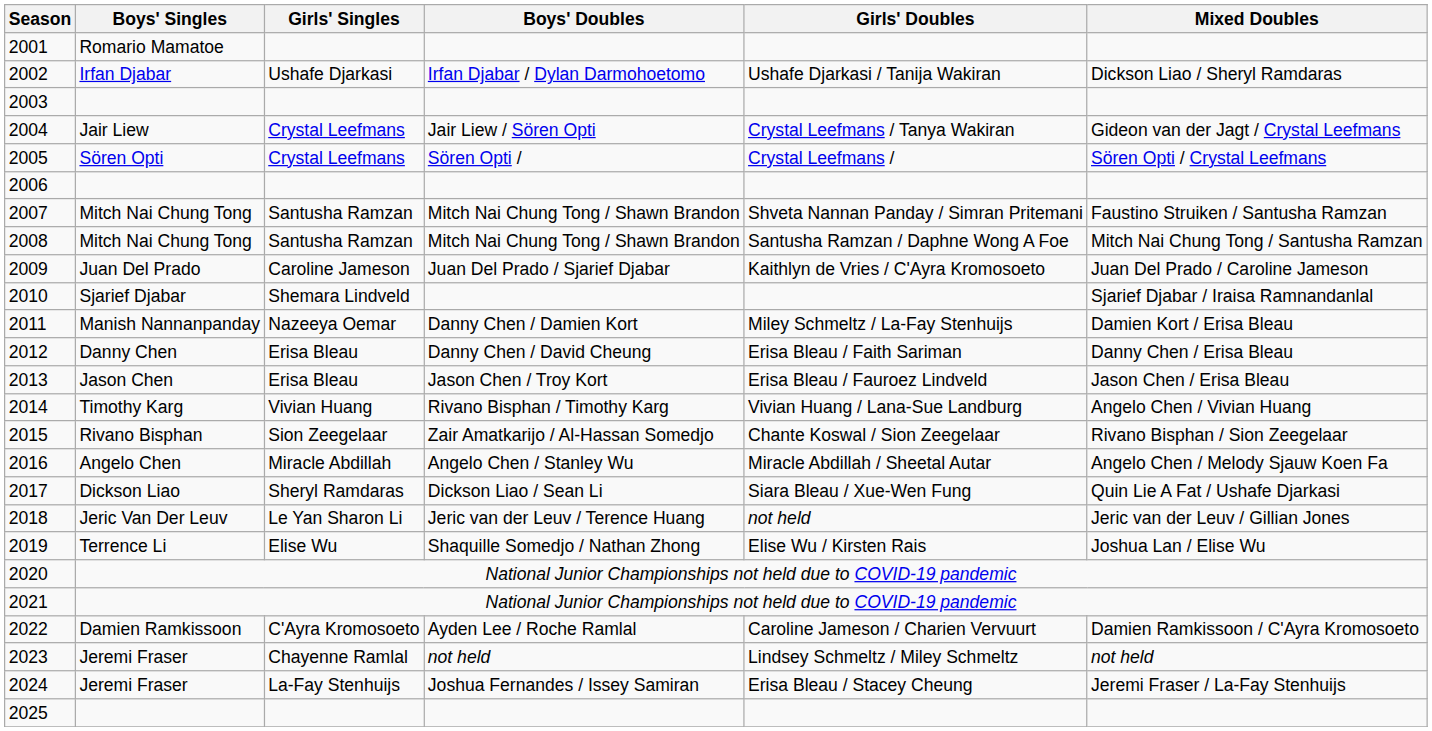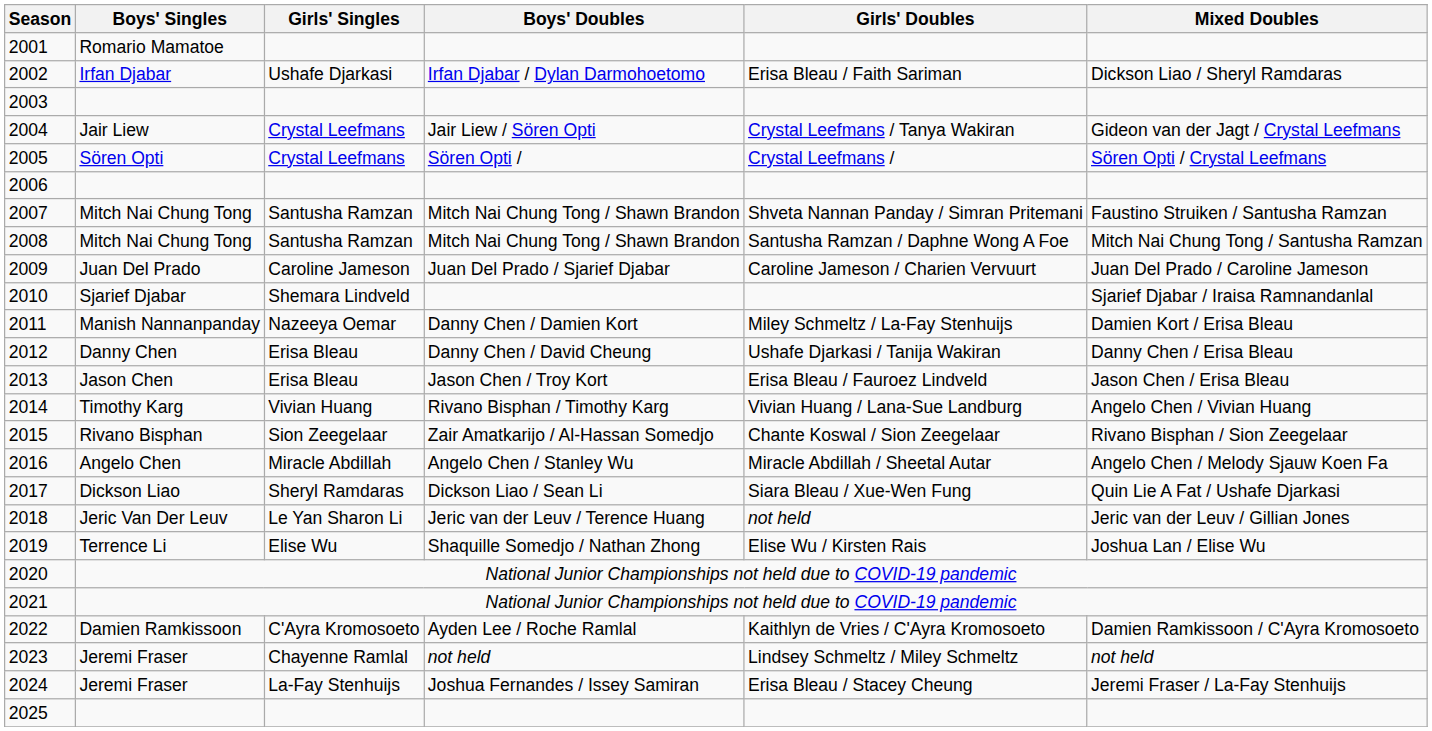(874, 74) Ushafe Djarkasi / Tanija Wakiran -> (855, 74) Erisa Bleau / Faith Sariman
(897, 269) Kaithlyn de Vries / C'Ayra Kromosoeto -> (892, 269) Caroline Jameson / Charien Vervuurt
(855, 352) Erisa Bleau / Faith Sariman -> (874, 352) Ushafe Djarkasi / Tanija Wakiran
(892, 629) Caroline Jameson / Charien Vervuurt -> (897, 629) Kaithlyn de Vries / C'Ayra Kromosoeto
